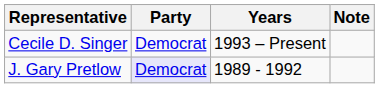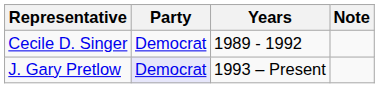(270, 43) 1993 – Present -> (258, 43) 1989 - 1992
(258, 69) 1989 - 1992 -> (270, 69) 1993 – Present
